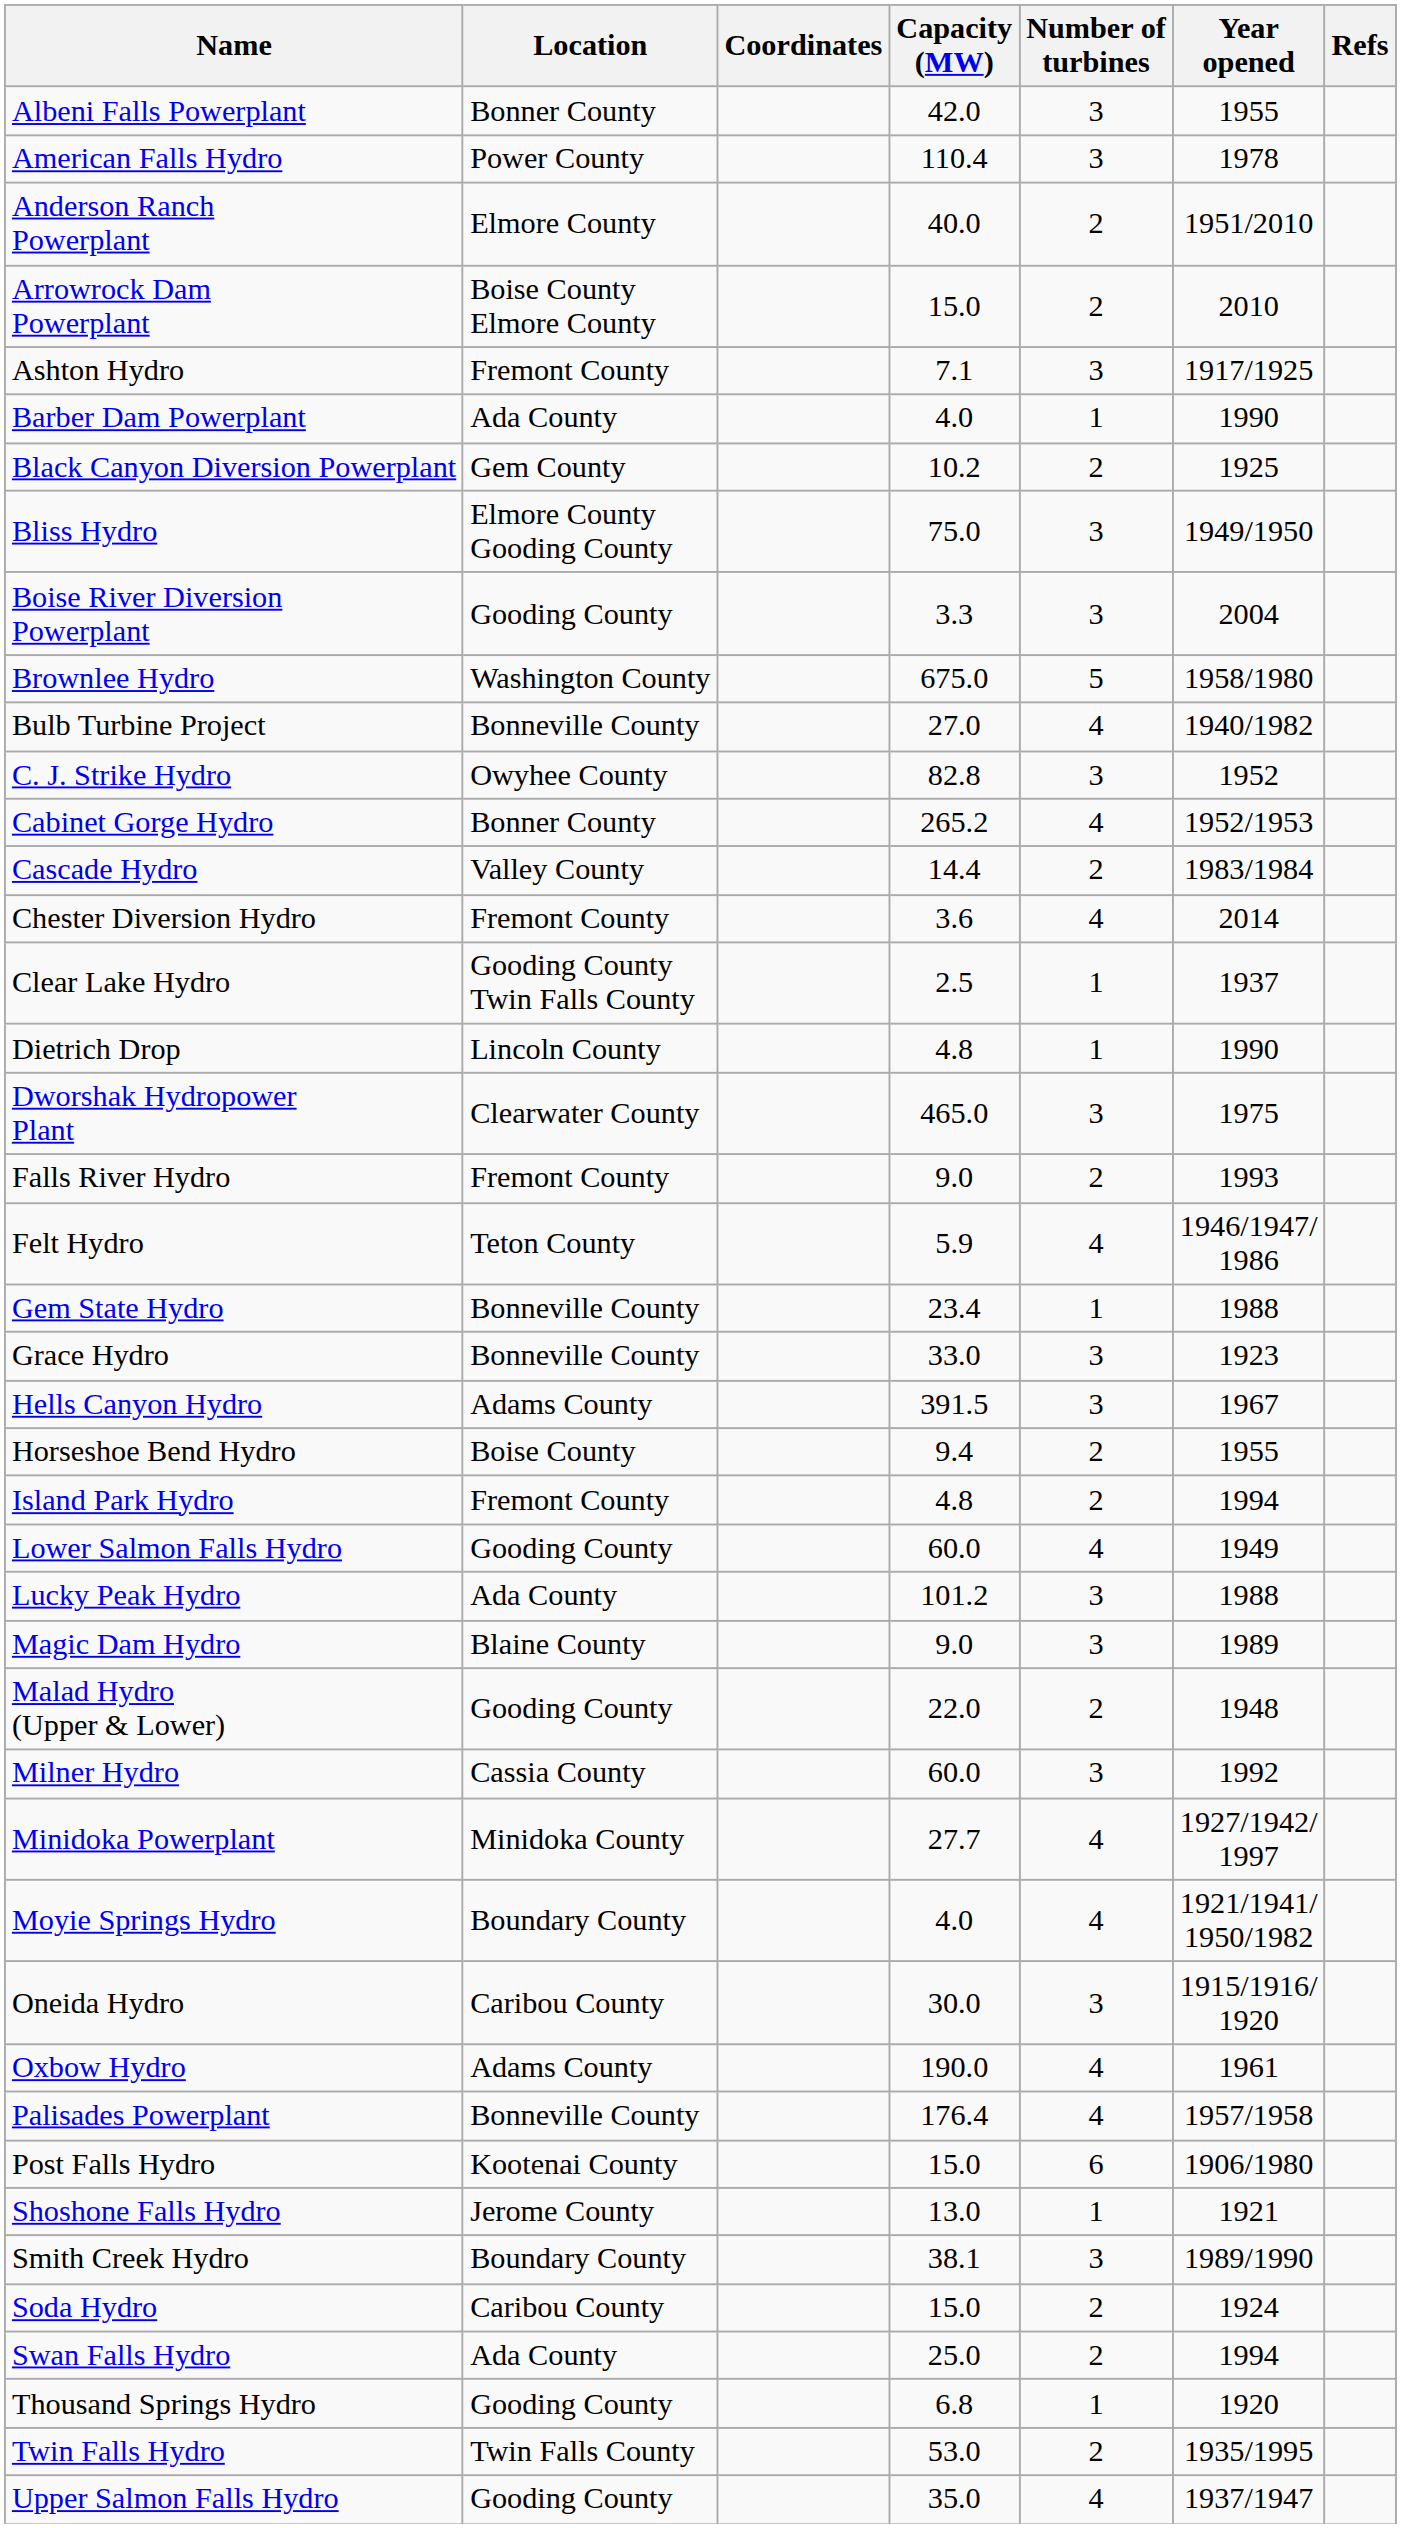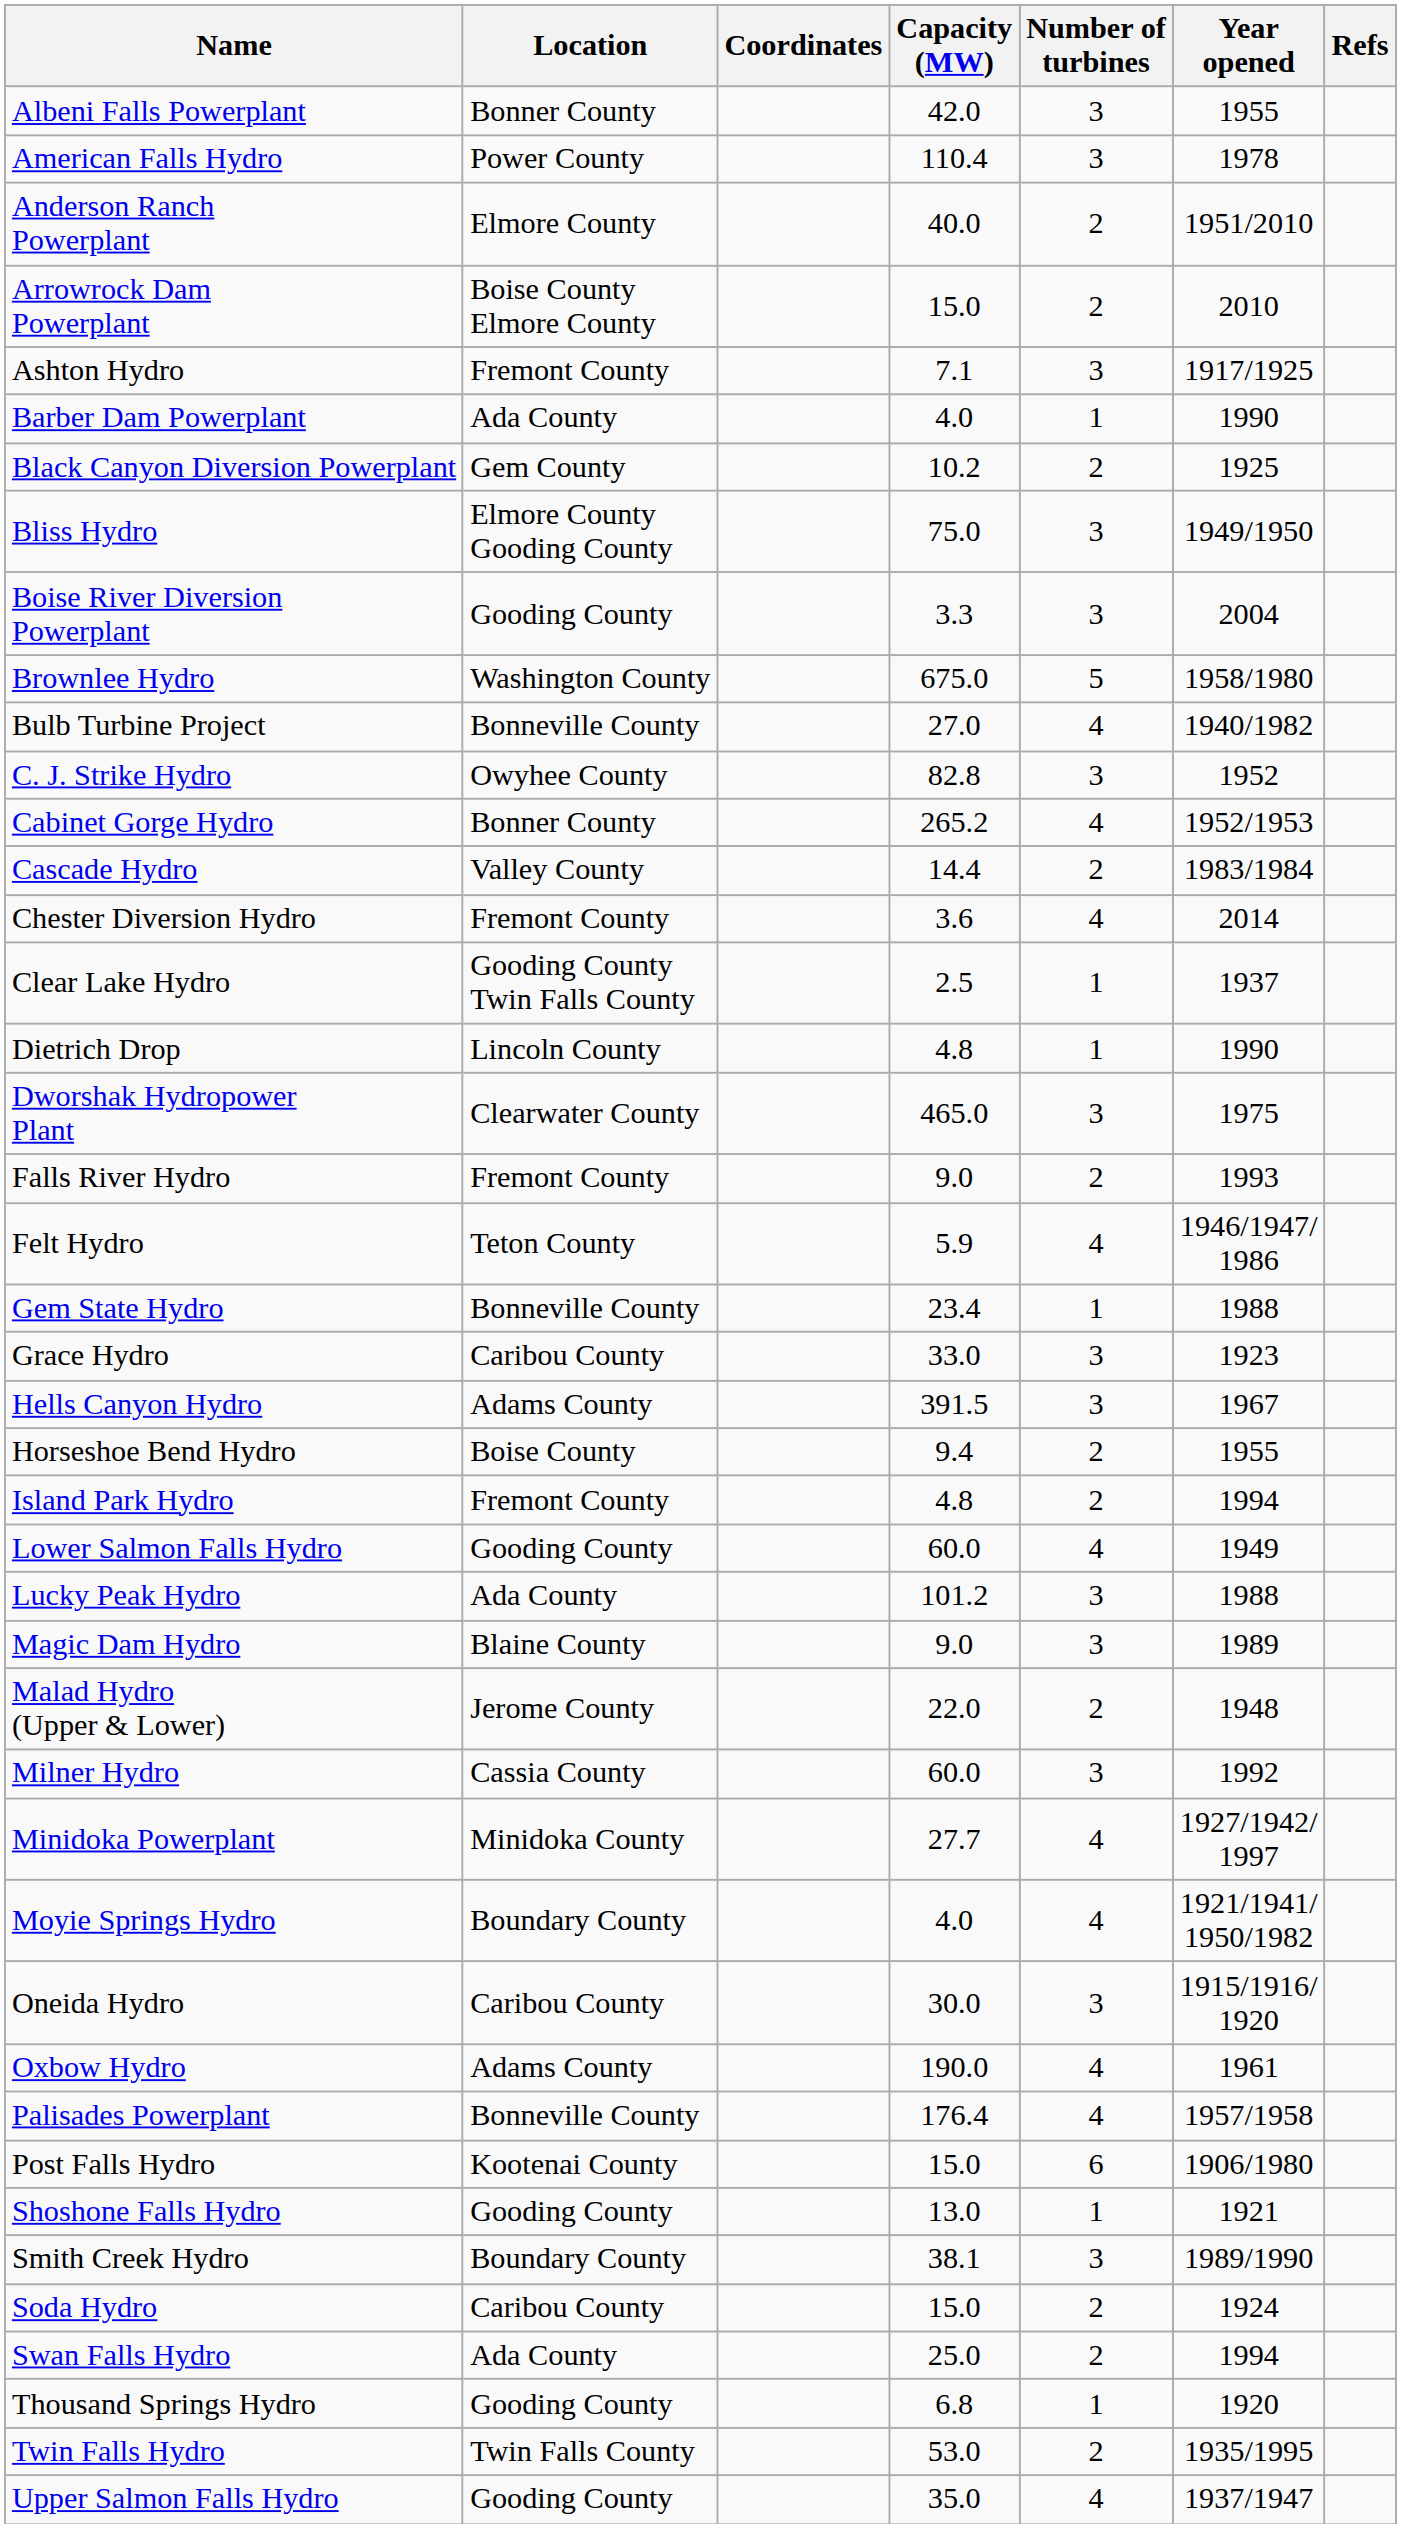(585, 1355) Bonneville County -> (567, 1355) Caribou County
(571, 1708) Gooding County -> (562, 1708) Jerome County
(562, 2211) Jerome County -> (571, 2211) Gooding County
